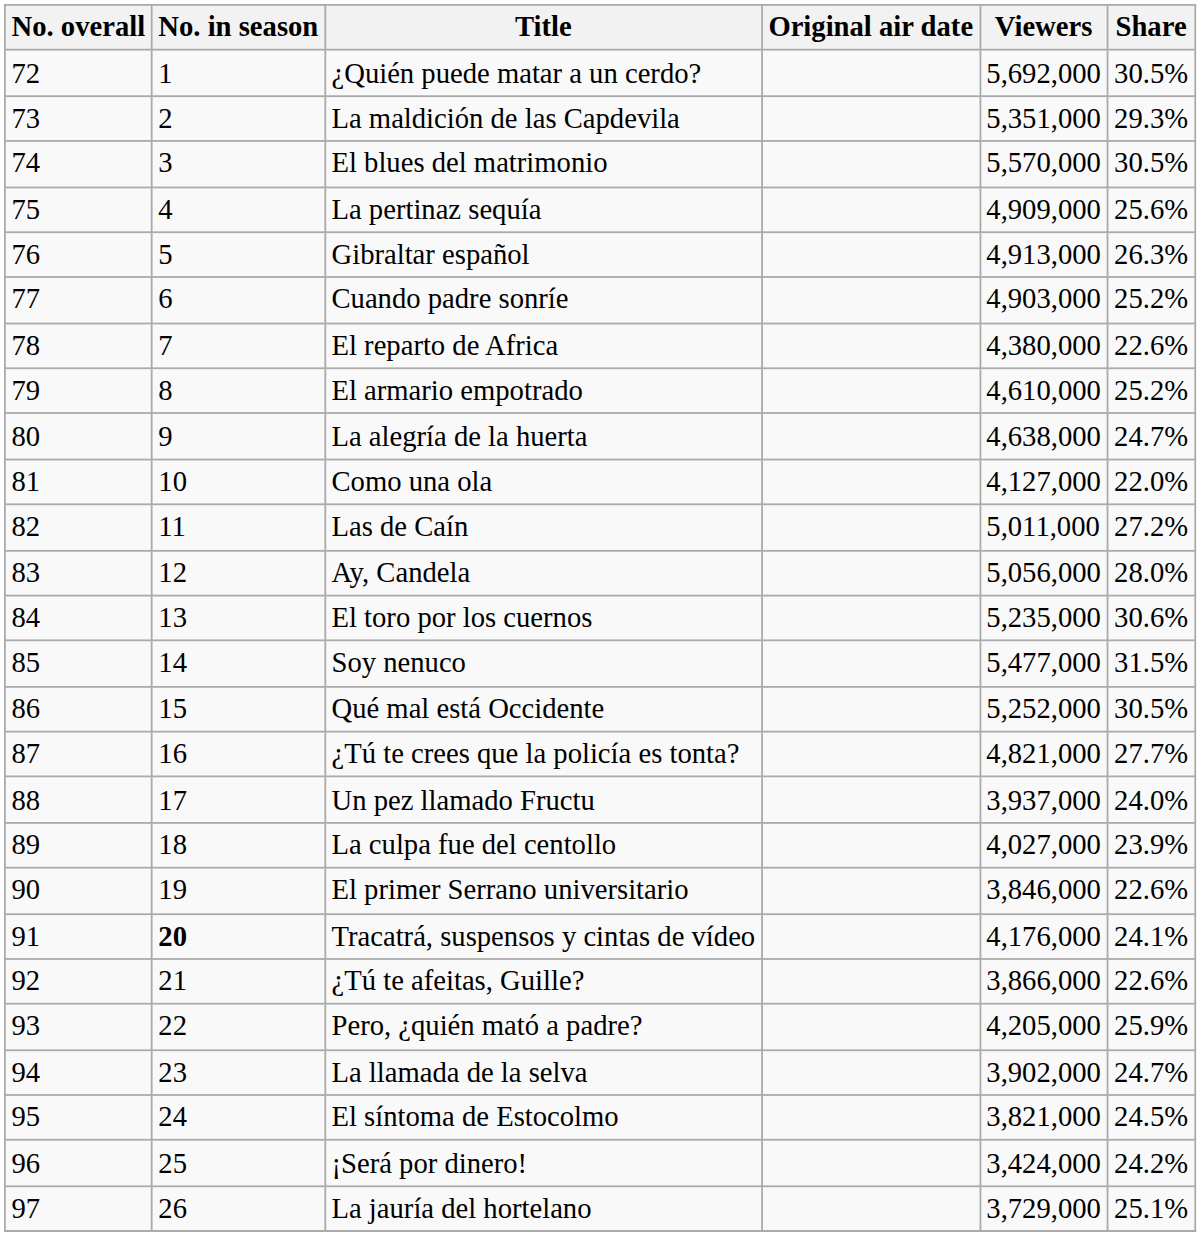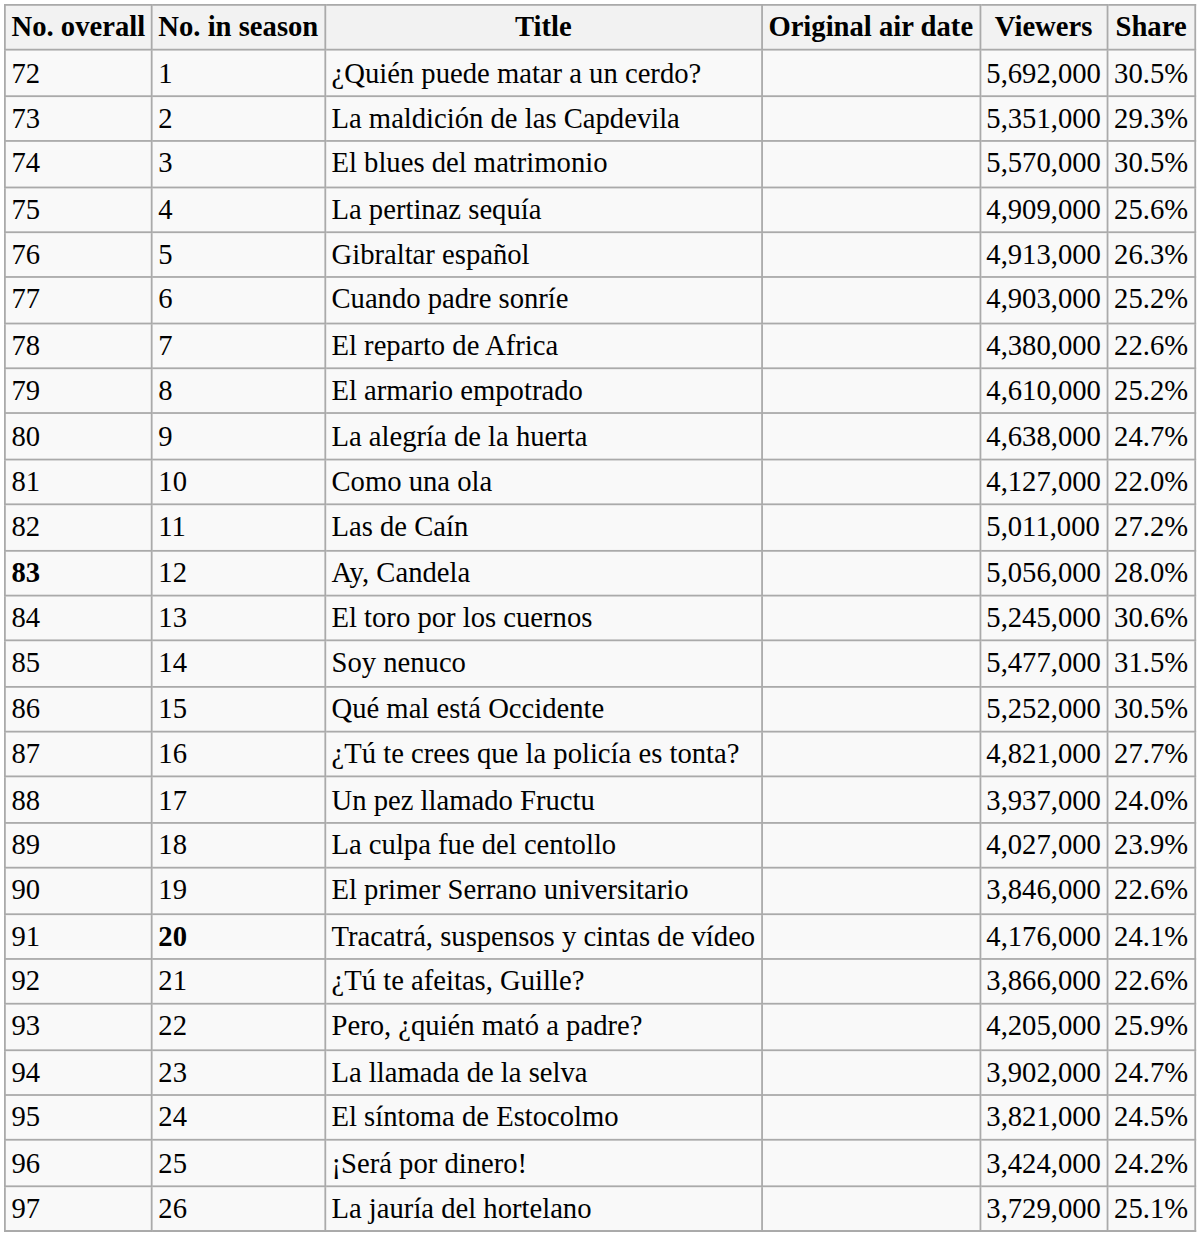(26, 572) normal -> (26, 572) bold
(1044, 617) 5,235,000 -> (1044, 617) 5,245,000
